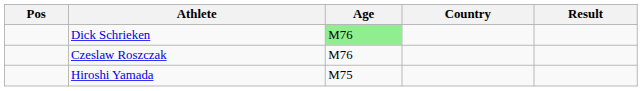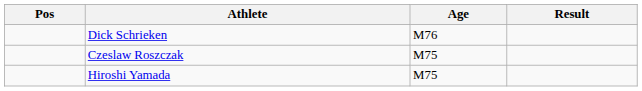- column: (468, 14)
(340, 34) lightgreen background -> (425, 34) no background
(340, 55) M76 -> (425, 55) M75
